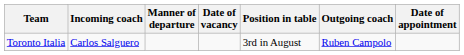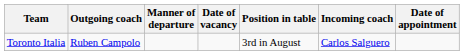columns swapped: (357, 19) <-> (106, 19)
